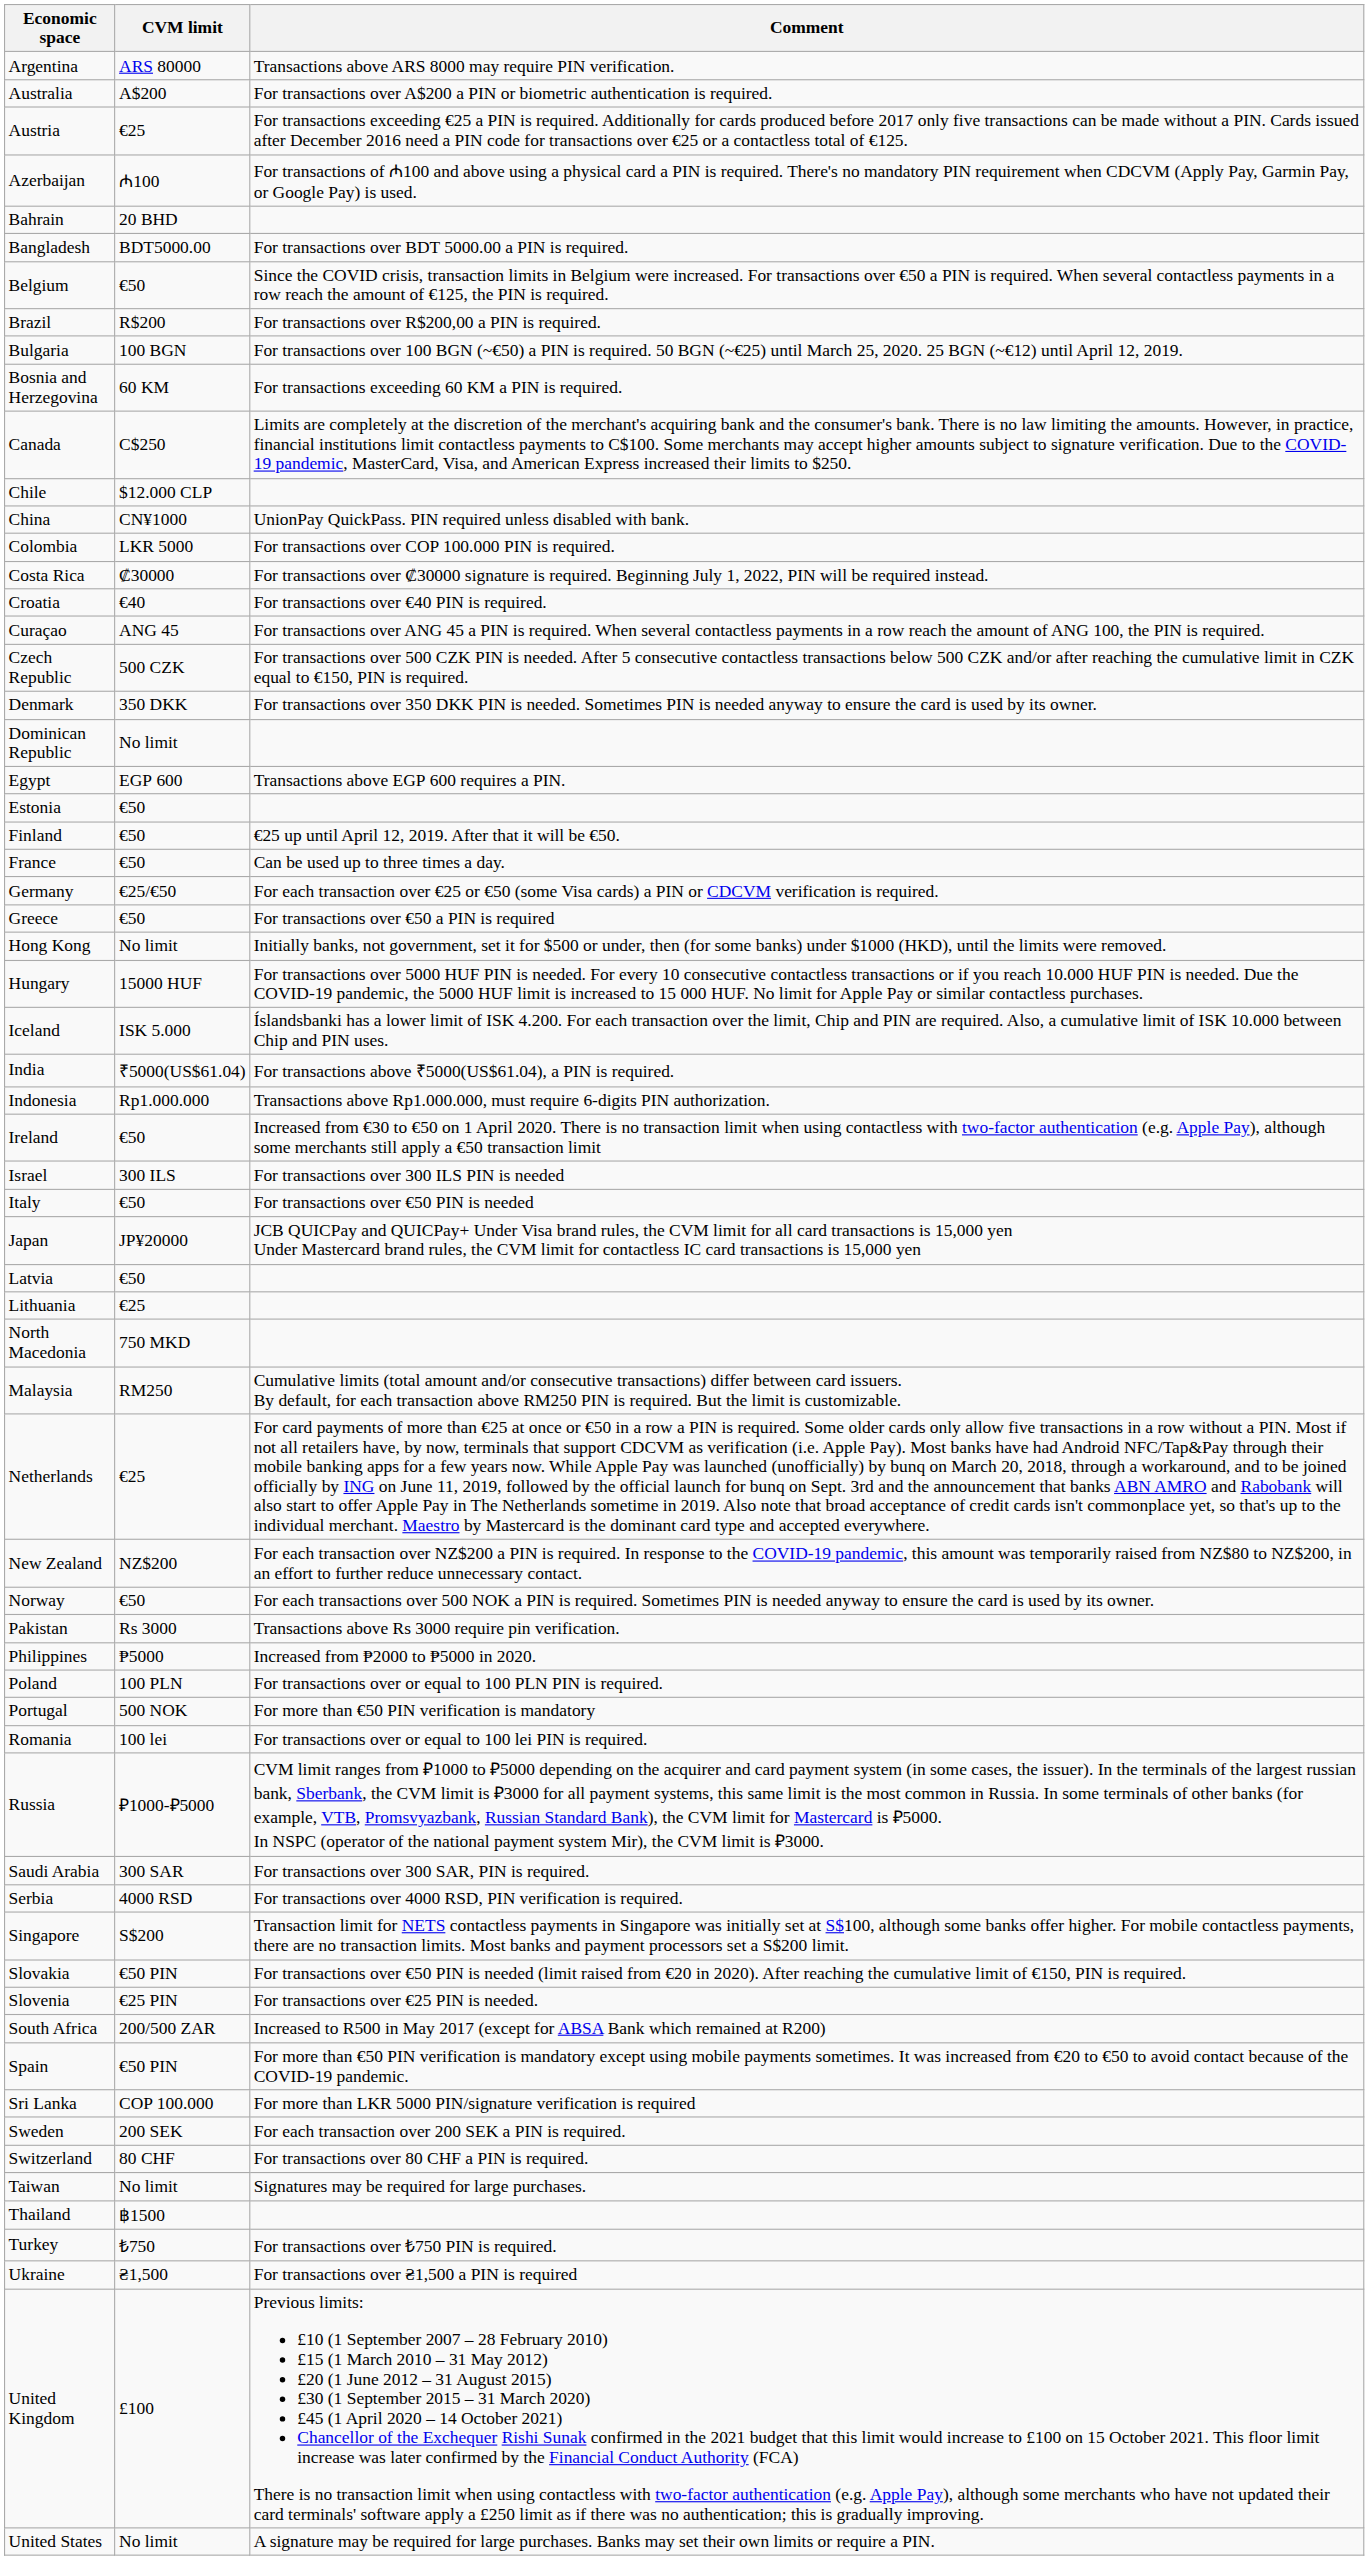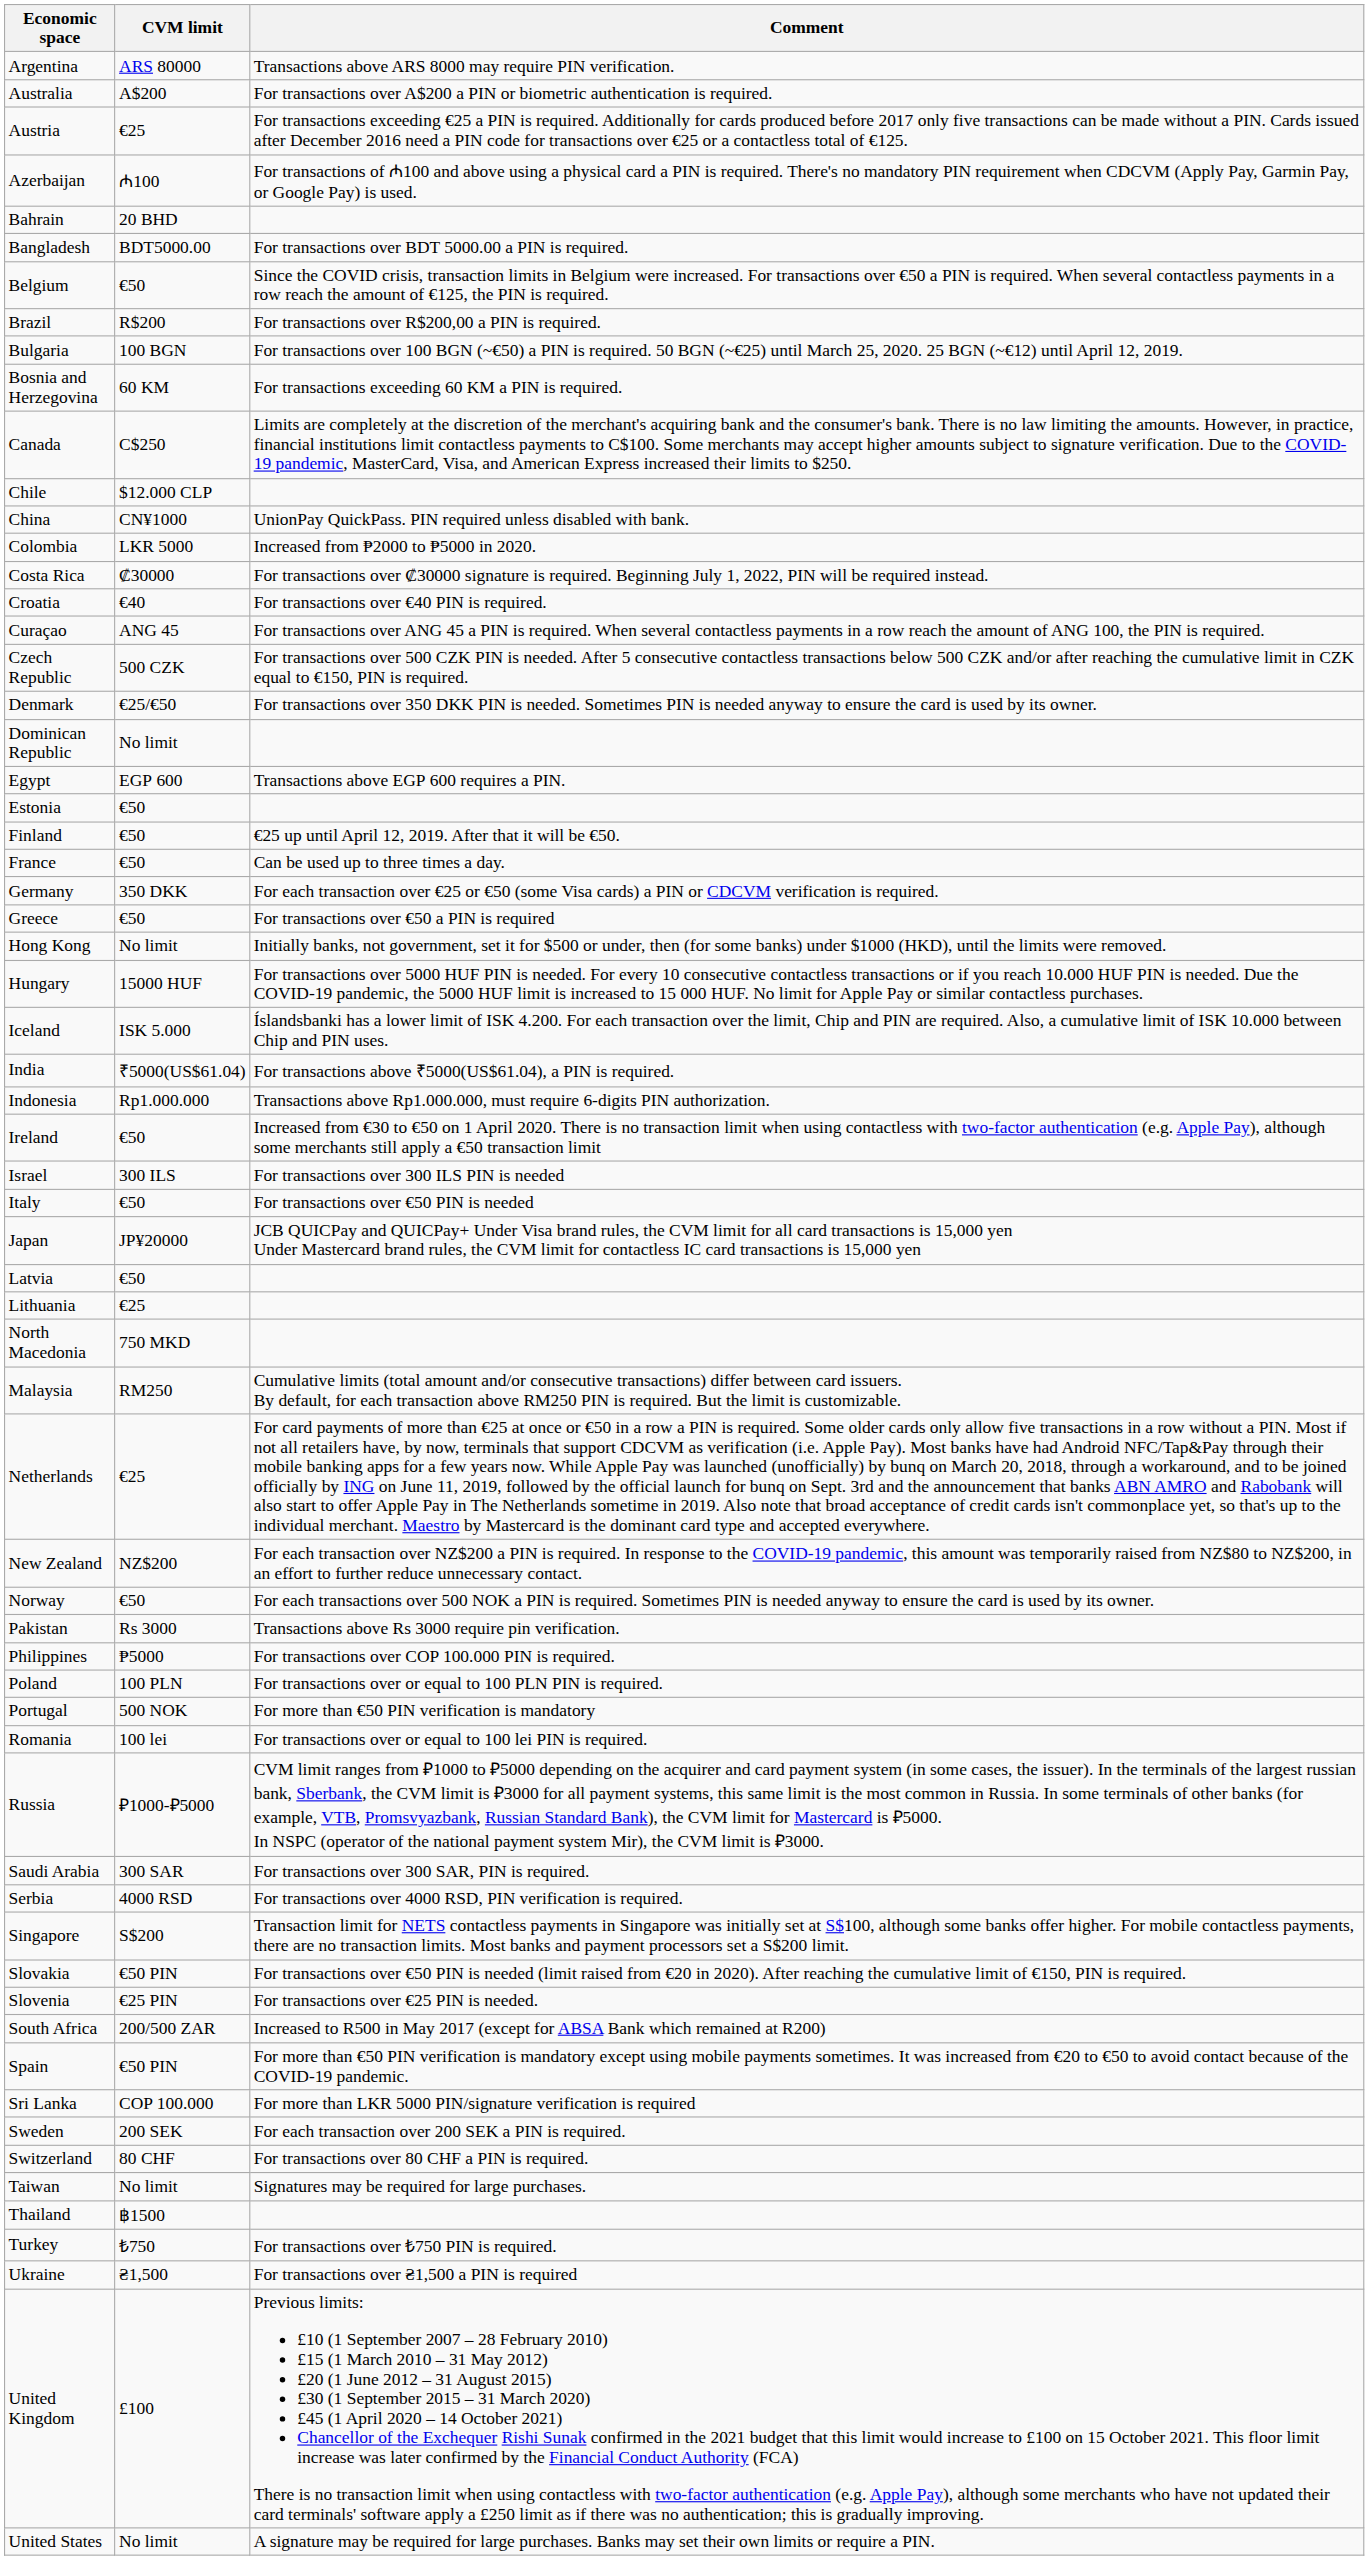(434, 547) For transactions over COP 100.000 PIN is required. -> (395, 547) Increased from ₱2000 to ₱5000 in 2020.
(153, 705) 350 DKK -> (148, 705) €25/€50
(148, 890) €25/€50 -> (153, 890) 350 DKK
(395, 1656) Increased from ₱2000 to ₱5000 in 2020. -> (434, 1656) For transactions over COP 100.000 PIN is required.
